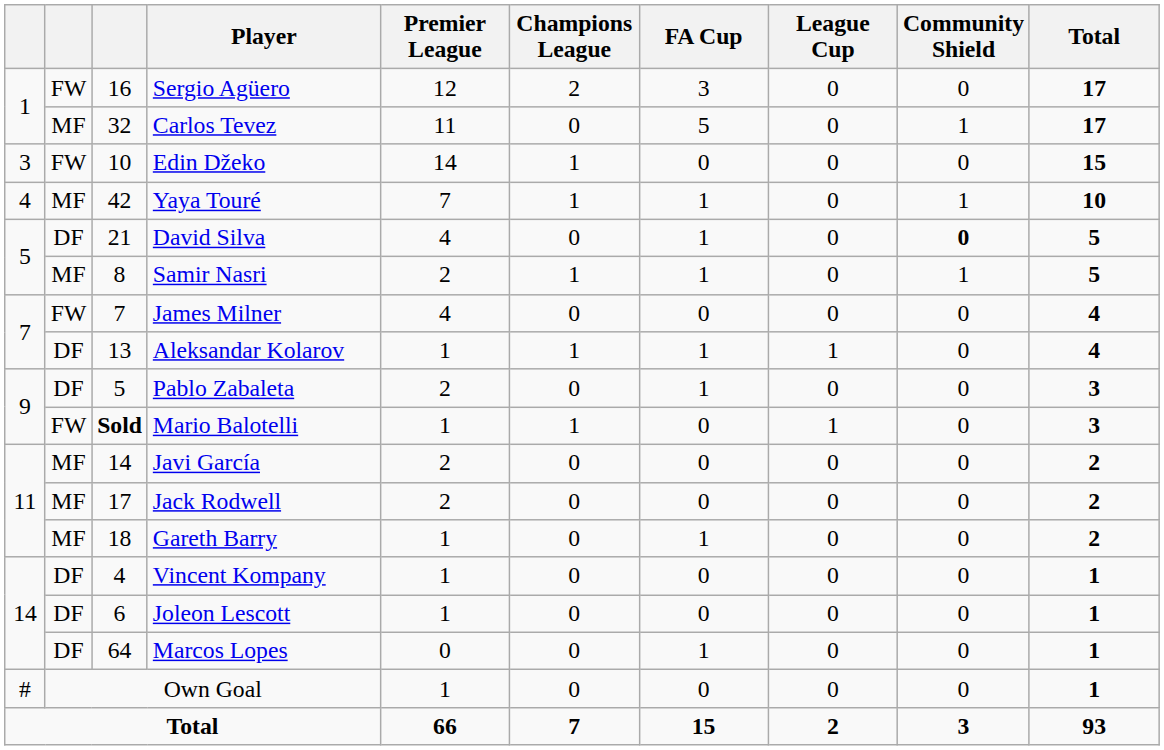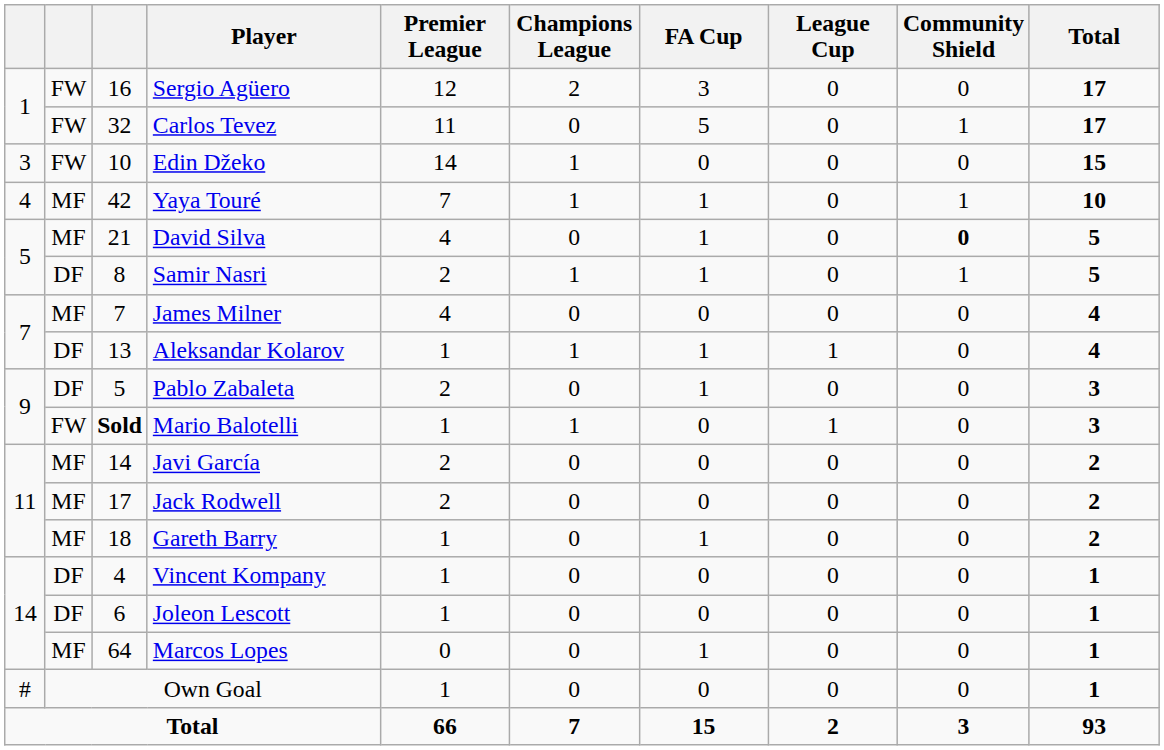(68, 125) MF -> (68, 125) FW
(68, 237) DF -> (68, 237) MF
(68, 275) MF -> (68, 275) DF
(68, 312) FW -> (68, 312) MF
(68, 650) DF -> (68, 650) MF
